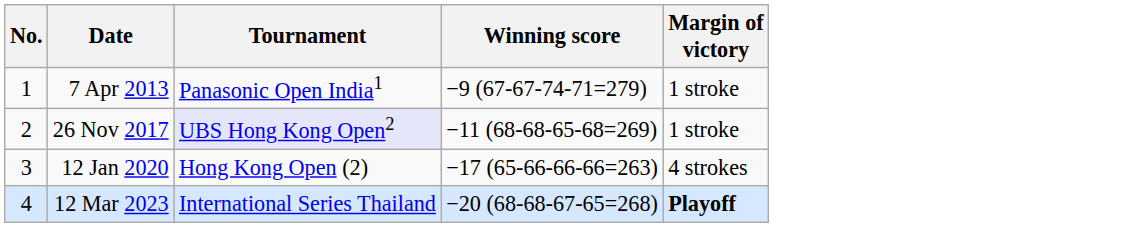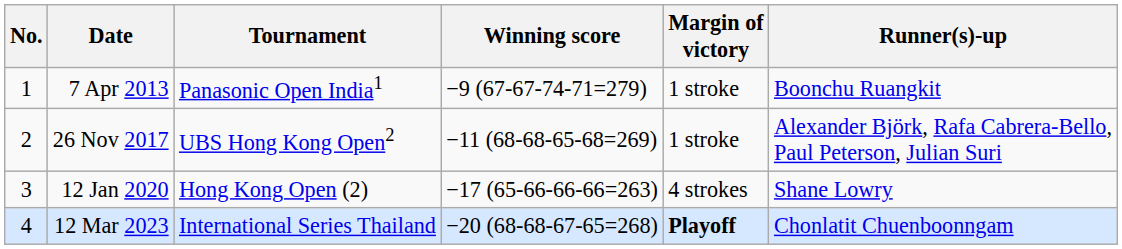+ column: (943, 36)
(287, 129) lavender background -> (287, 140) no background
